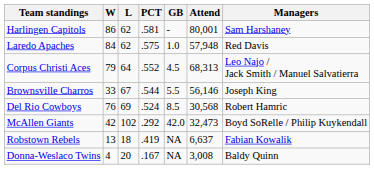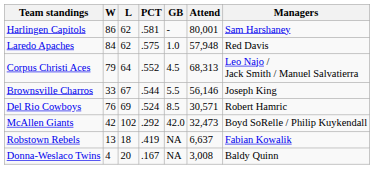(204, 106) 30,568 -> (204, 106) 30,571
